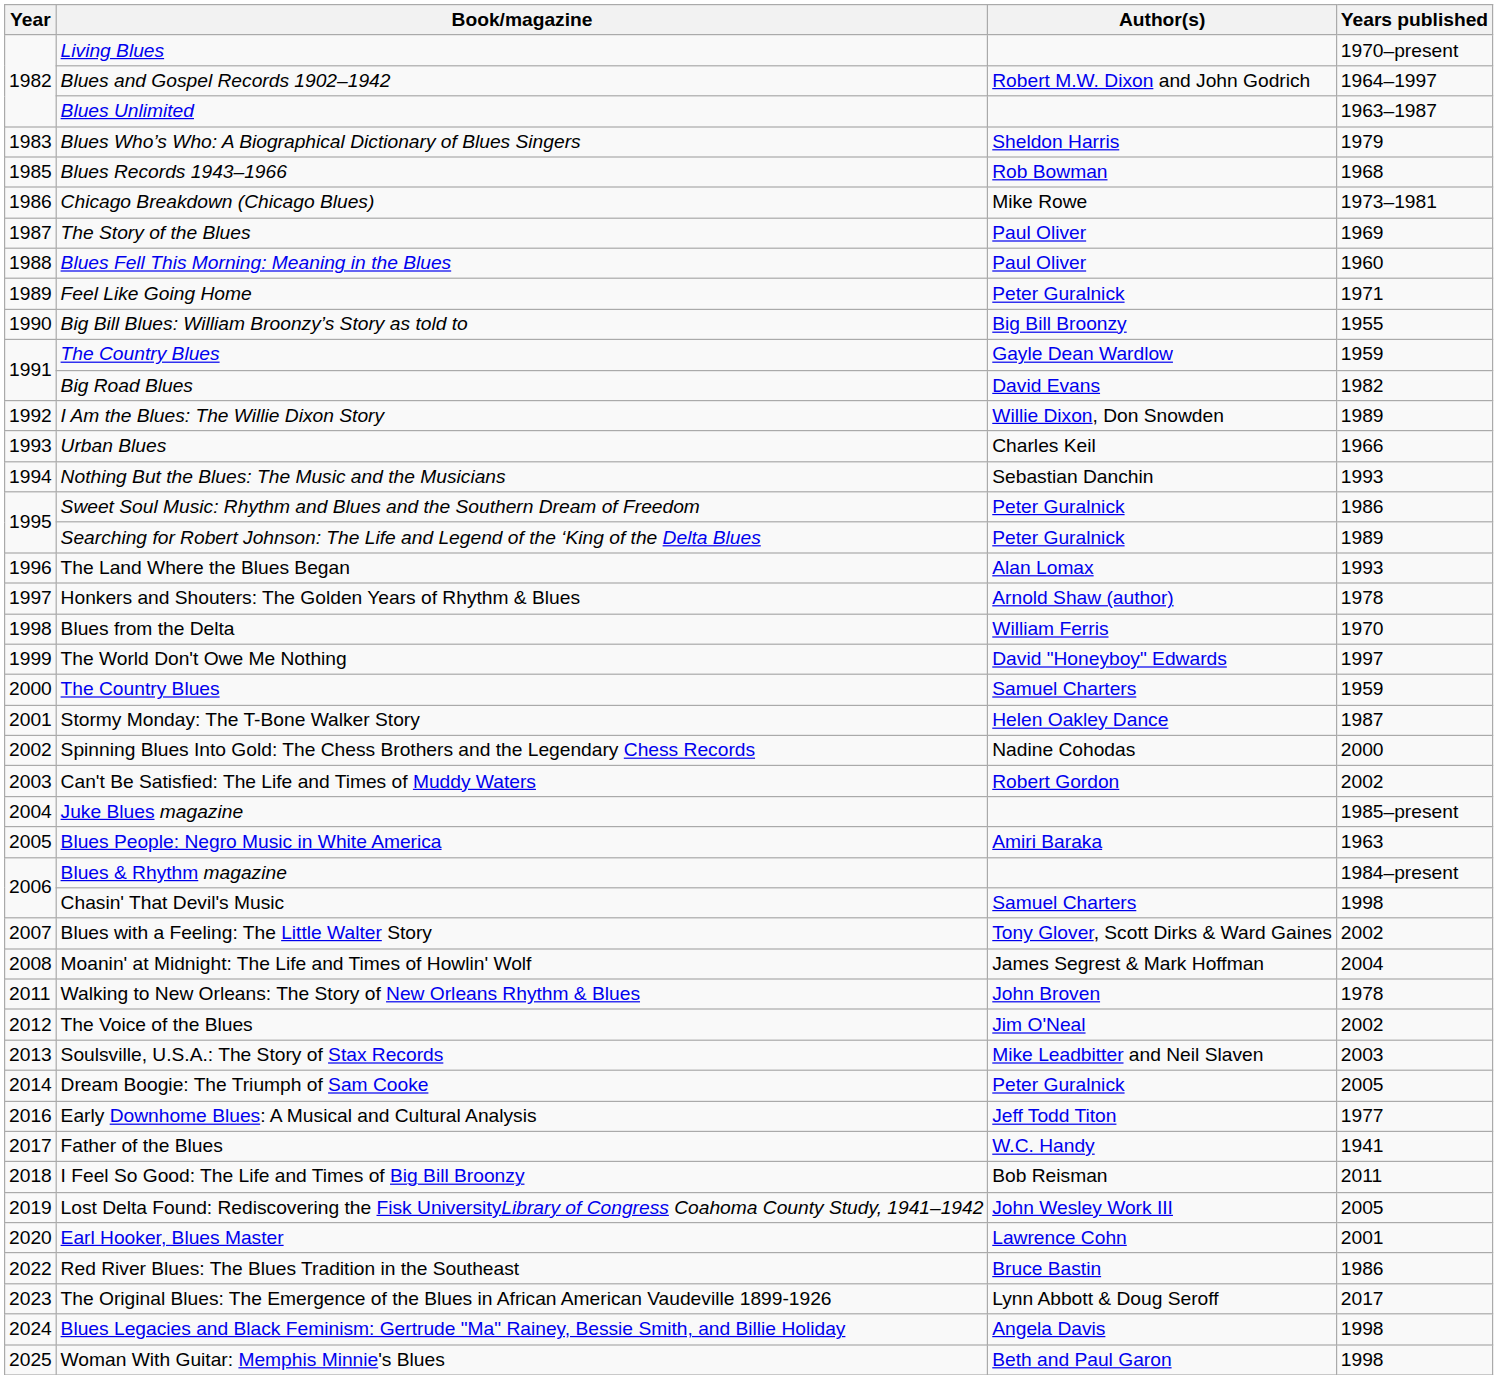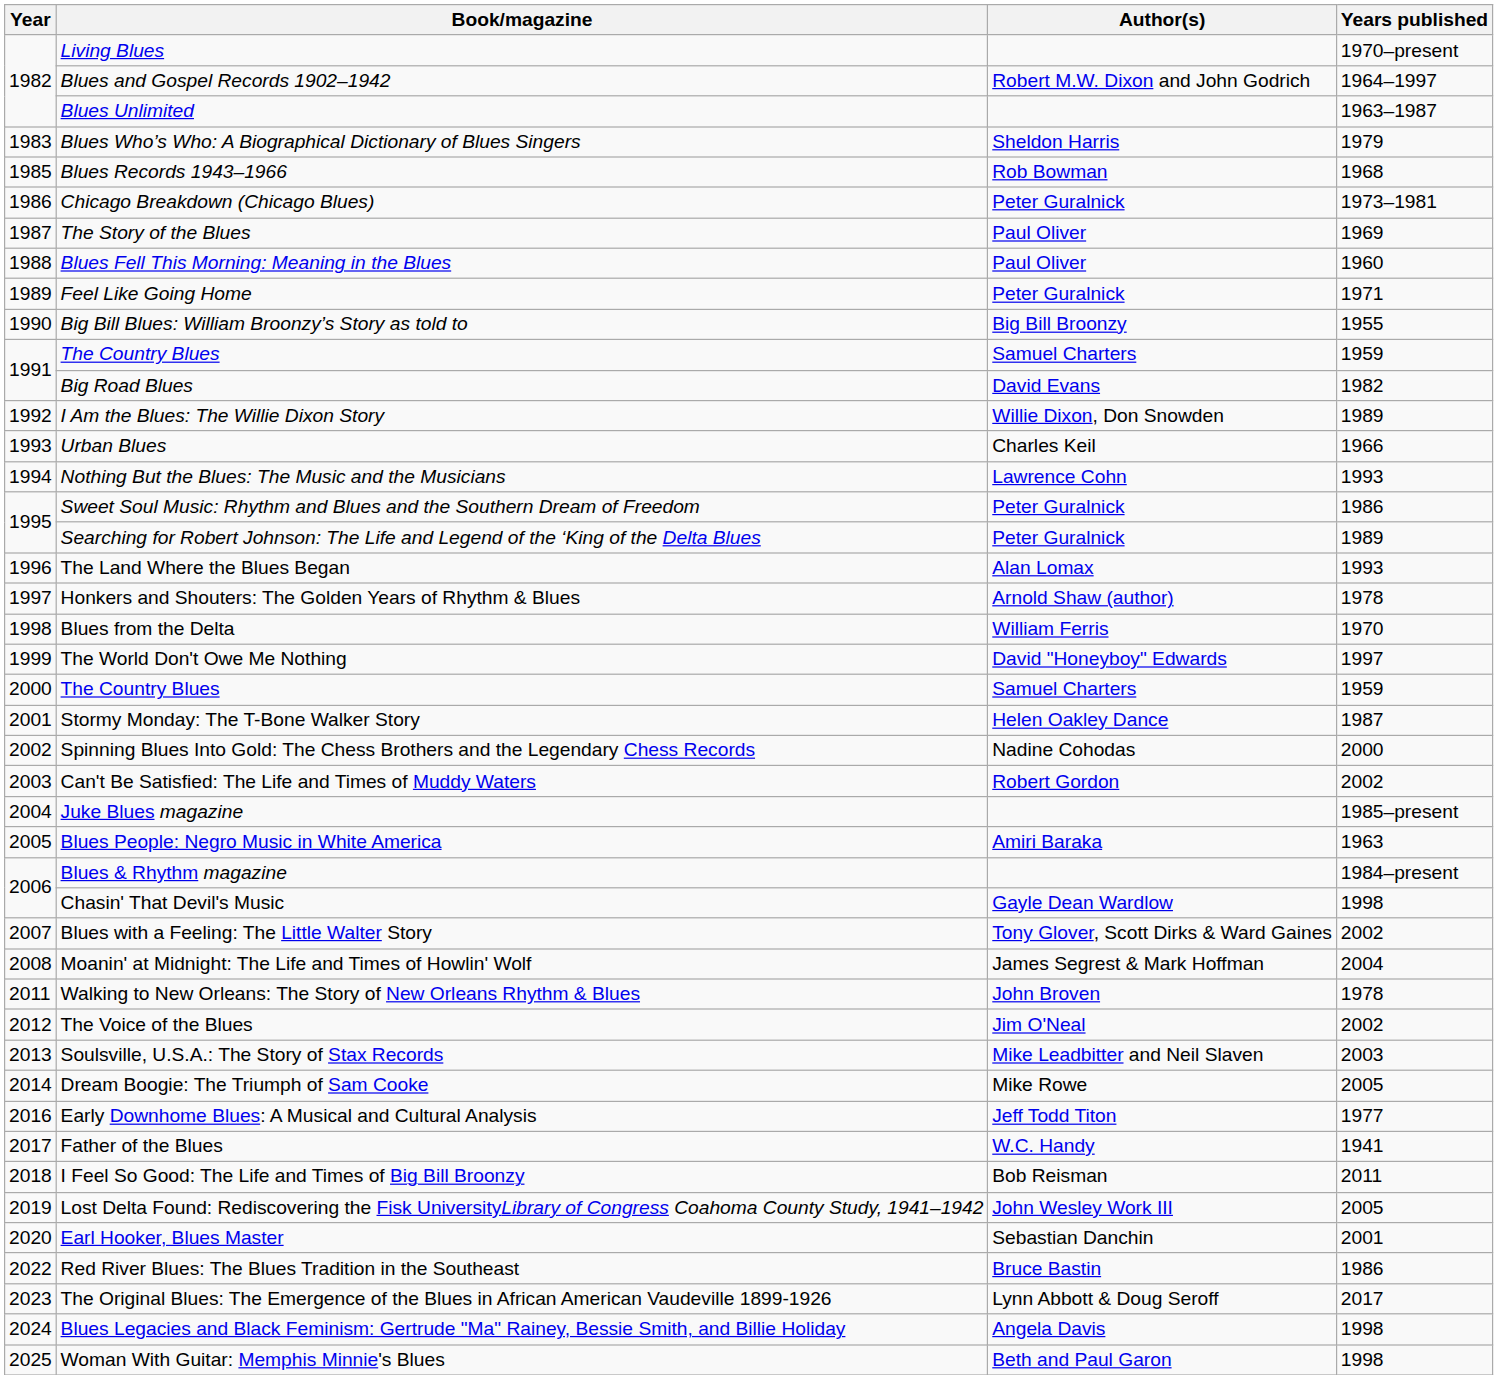(1040, 202) Mike Rowe -> (1058, 202) Peter Guralnick
(1083, 354) Gayle Dean Wardlow -> (1064, 354) Samuel Charters
(1073, 476) Sebastian Danchin -> (1060, 476) Lawrence Cohn
(1064, 902) Samuel Charters -> (1083, 902) Gayle Dean Wardlow
(1058, 1085) Peter Guralnick -> (1040, 1085) Mike Rowe
(1060, 1237) Lawrence Cohn -> (1073, 1237) Sebastian Danchin
